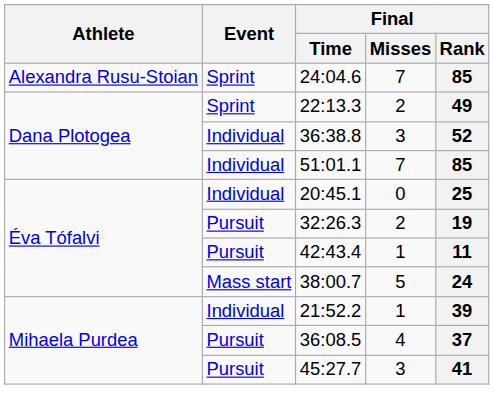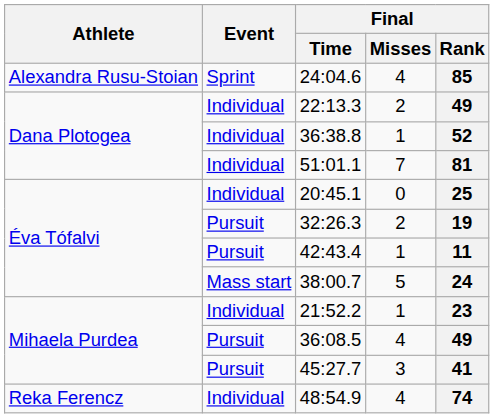(400, 77) 7 -> (400, 77) 4
(231, 106) Sprint -> (245, 106) Individual
(400, 135) 3 -> (400, 135) 1
(462, 164) 85 -> (462, 164) 81
(462, 310) 39 -> (462, 310) 23
(462, 340) 37 -> (462, 340) 49
+ row: (331, 398)
